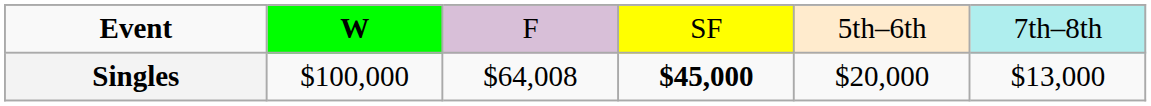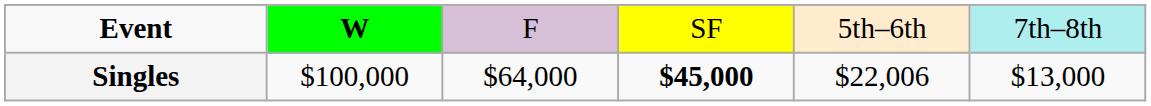(530, 76) $64,008 -> (530, 76) $64,000
(882, 76) $20,000 -> (882, 76) $22,006
